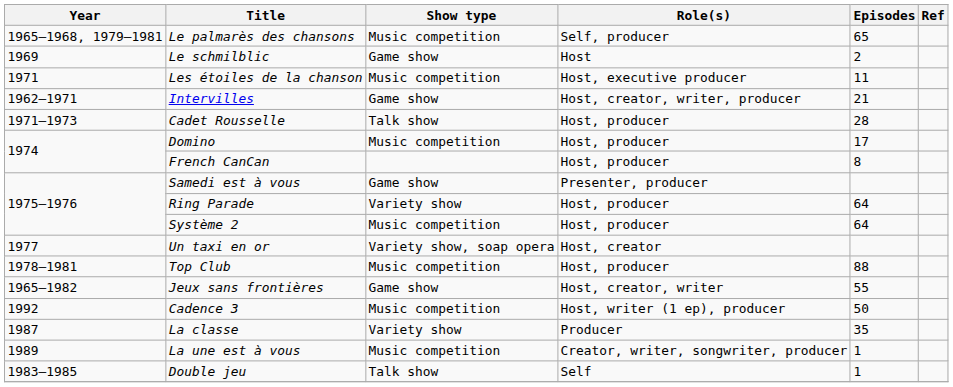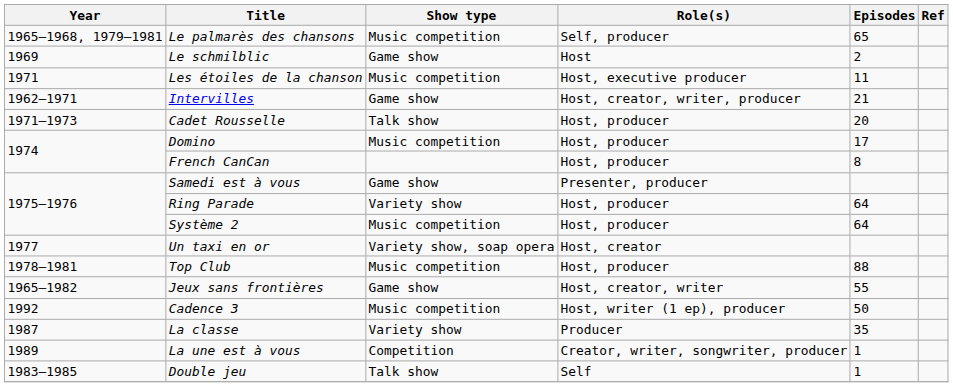(861, 120) 28 -> (861, 120) 20
(434, 351) Music competition -> (411, 351) Competition
